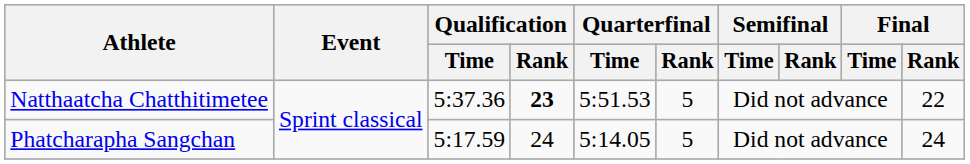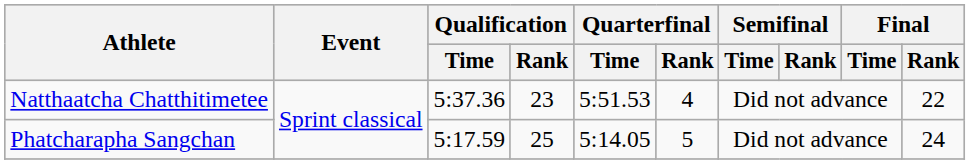(542, 100) bold -> (542, 100) normal
(688, 100) 5 -> (688, 100) 4
(542, 139) 24 -> (542, 139) 25
